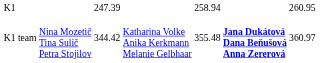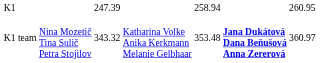(107, 37) 344.42 -> (107, 37) 343.32
(207, 37) 355.48 -> (207, 37) 353.48
